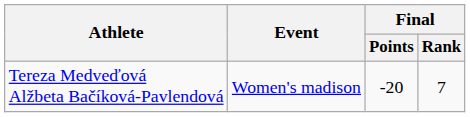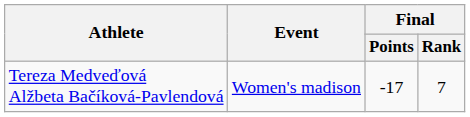(391, 86) -20 -> (391, 86) -17
